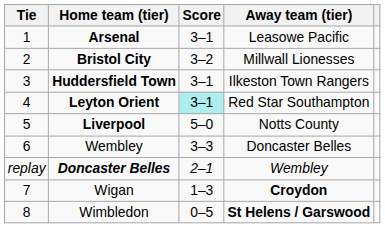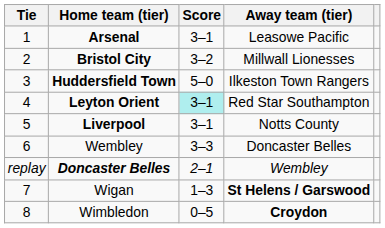(202, 81) 3–1 -> (202, 81) 5–0
(202, 124) 5–0 -> (202, 124) 3–1
(299, 190) Croydon -> (299, 190) St Helens / Garswood
(299, 212) St Helens / Garswood -> (299, 212) Croydon
